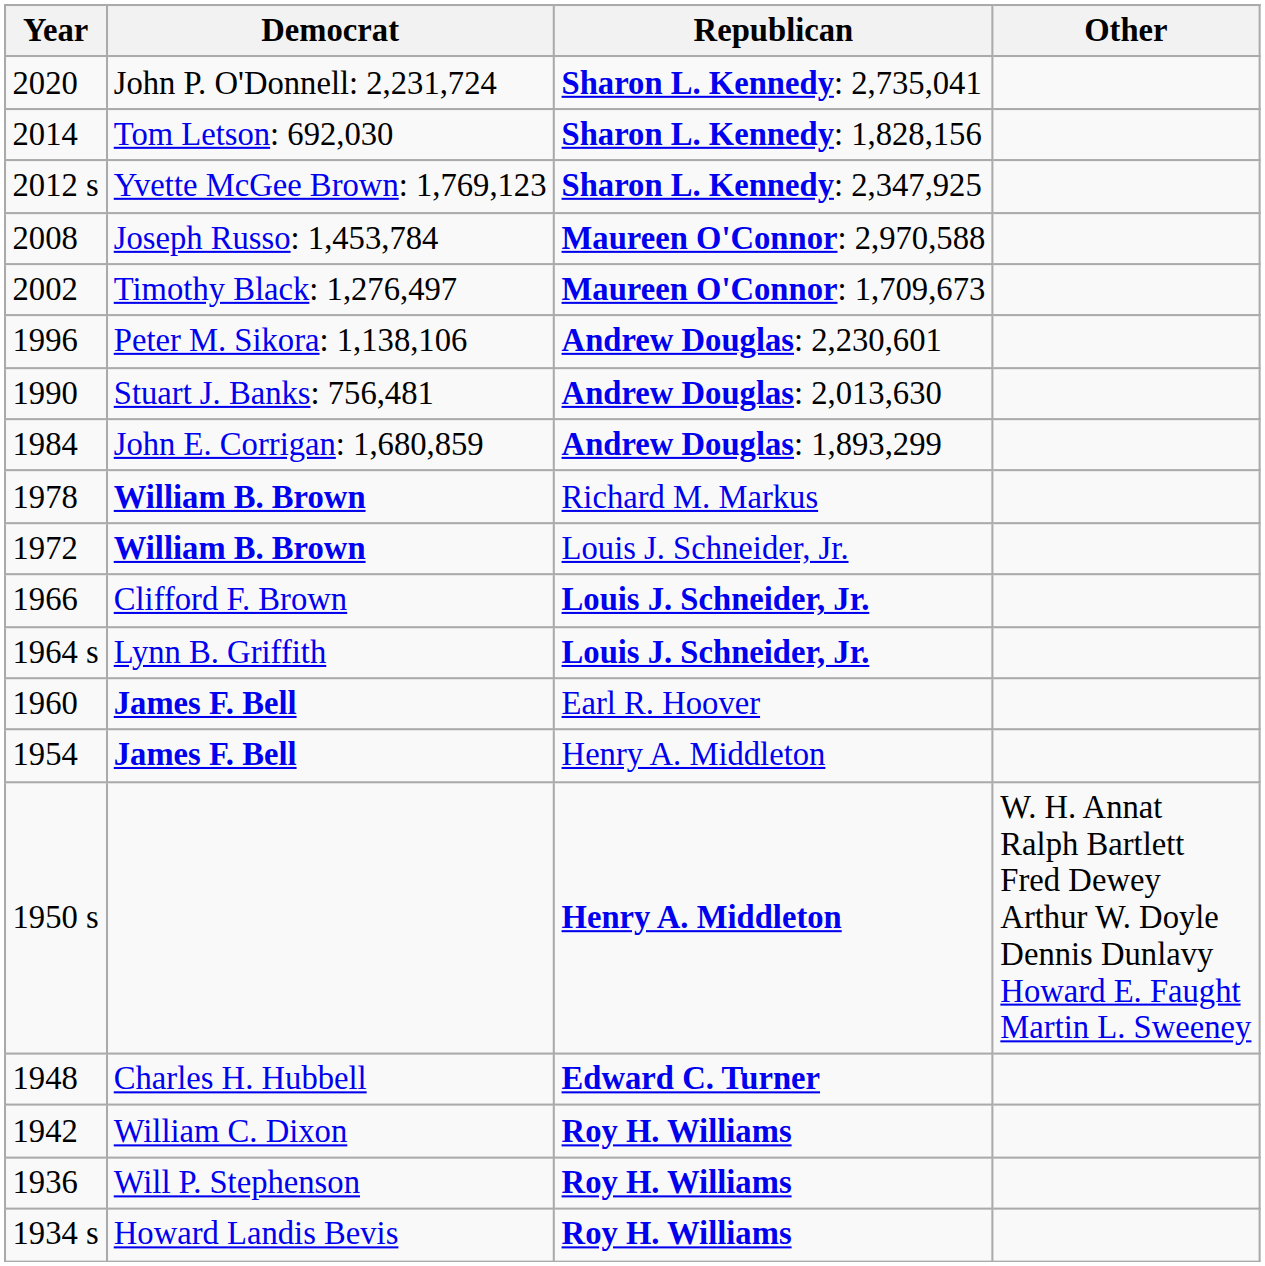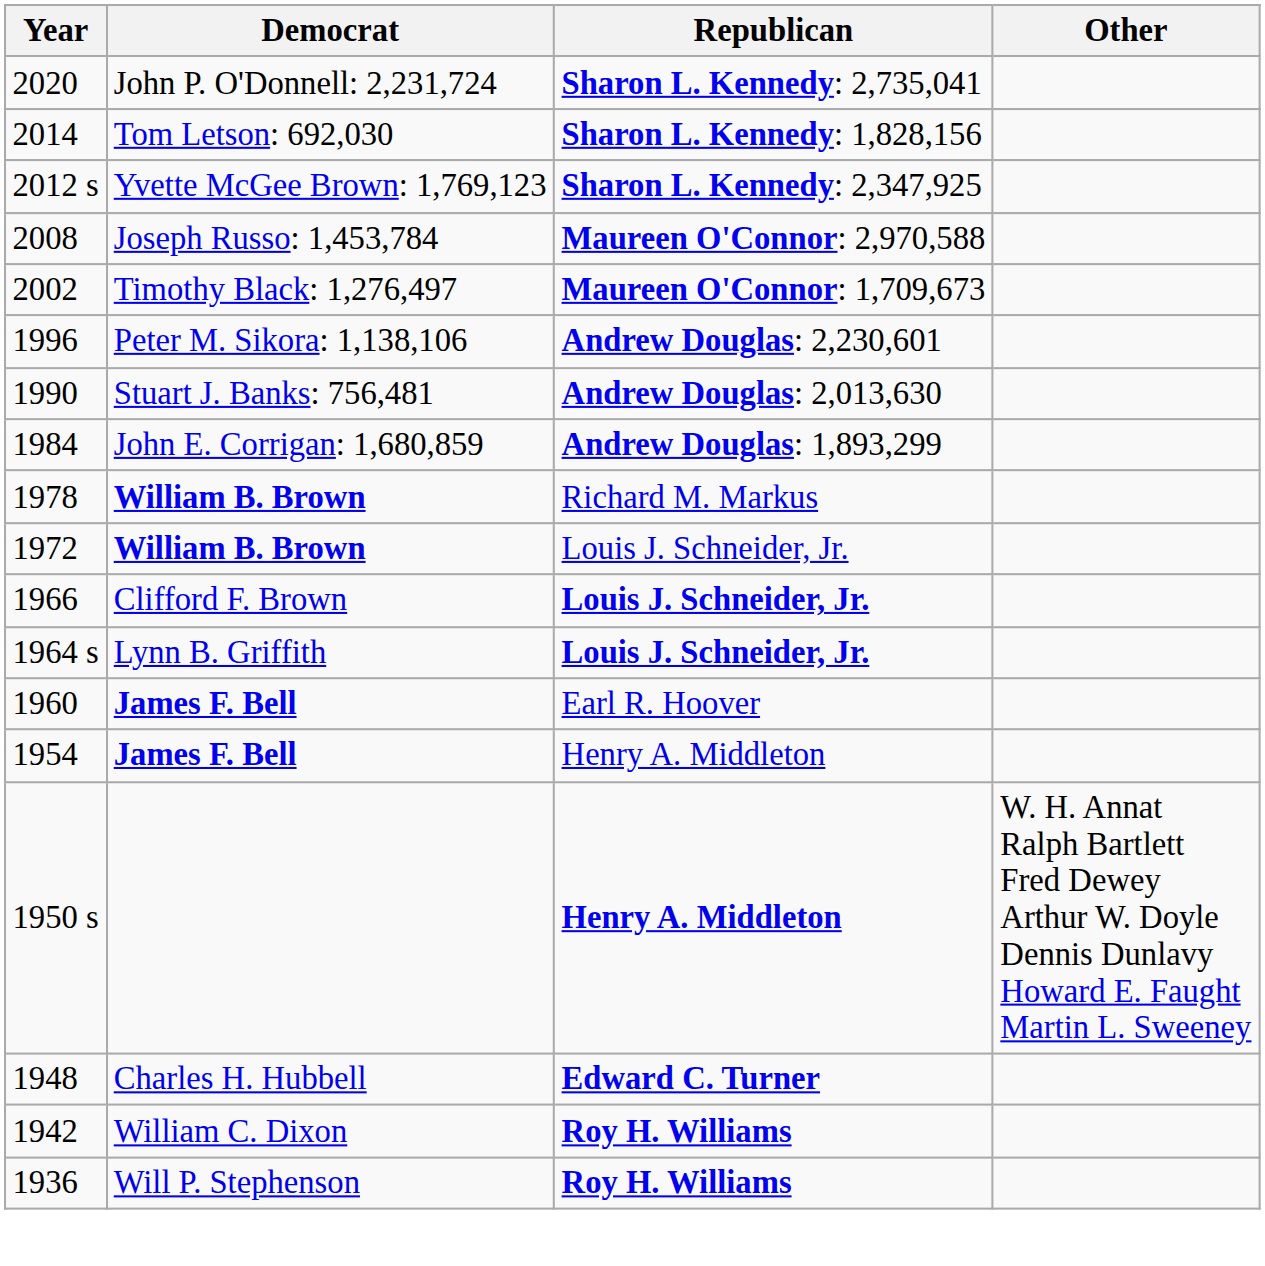- row: (56, 1234)
